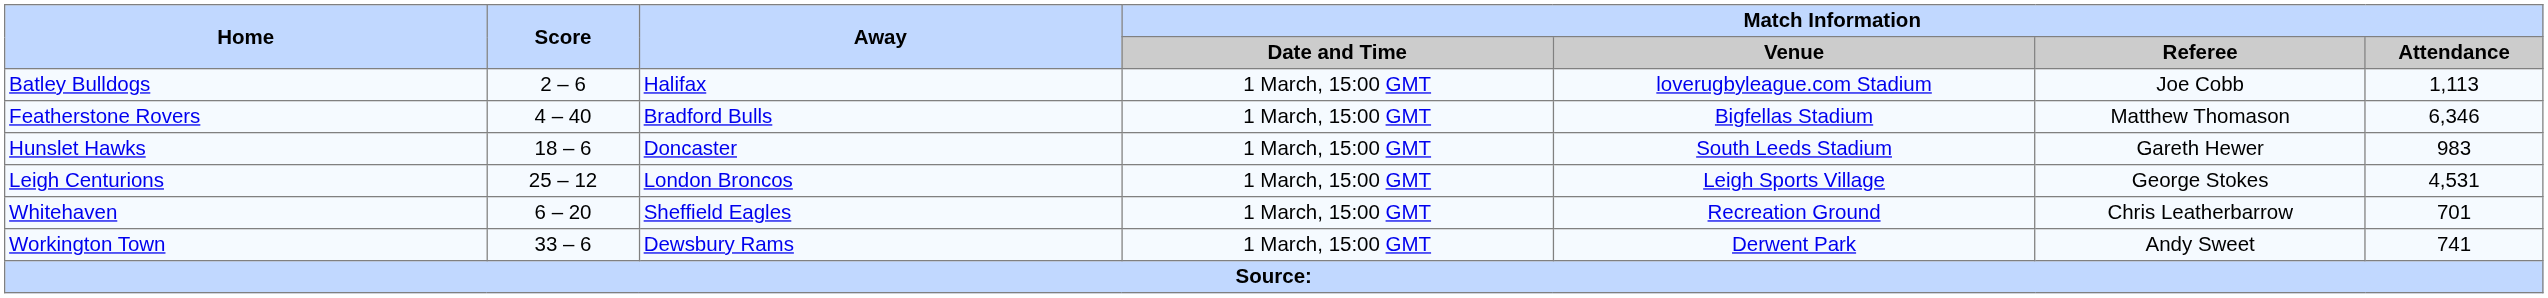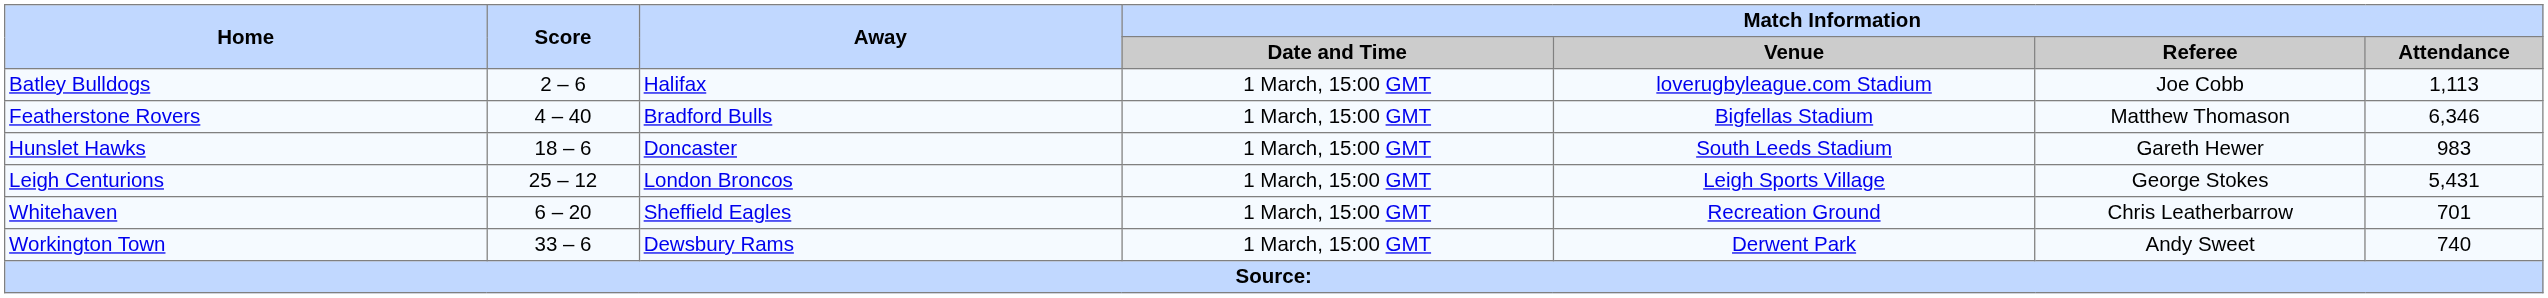(2454, 180) 4,531 -> (2454, 180) 5,431
(2454, 244) 741 -> (2454, 244) 740
